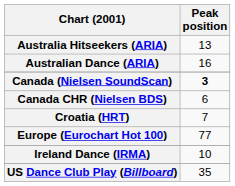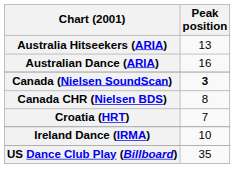(205, 99) 6 -> (205, 99) 8
- row: (92, 136)
